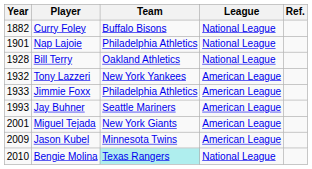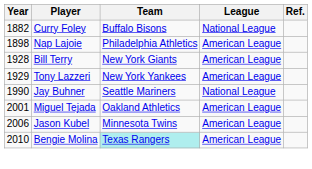(18, 44) 1901 -> (18, 44) 1898
(239, 44) National League -> (242, 44) American League
(141, 60) Oakland Athletics -> (139, 60) New York Giants
(239, 60) National League -> (242, 60) American League
(18, 76) 1932 -> (18, 76) 1929
- row: (62, 92)
(18, 108) 1993 -> (18, 92) 1990
(242, 108) American League -> (239, 92) National League
(139, 124) New York Giants -> (141, 108) Oakland Athletics
(18, 140) 2009 -> (18, 124) 2006
(239, 156) National League -> (242, 140) American League
